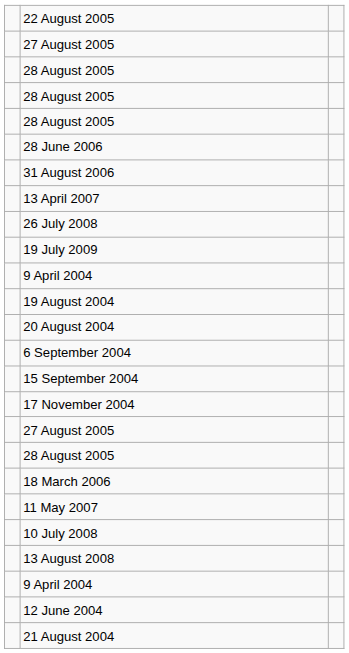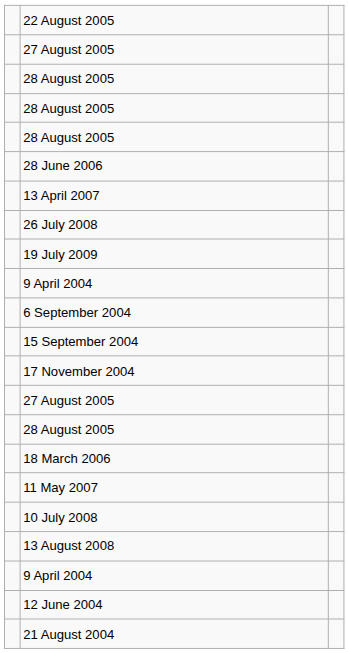- row: (12, 173)
- row: (12, 301)
- row: (12, 327)
